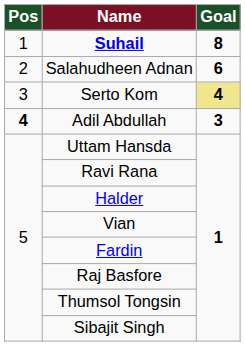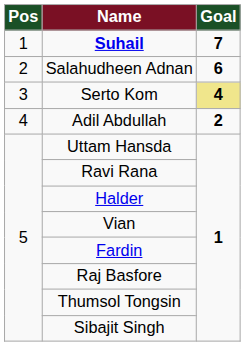(218, 43) 8 -> (218, 43) 7
(23, 120) bold -> (23, 120) normal
(218, 120) 3 -> (218, 120) 2
